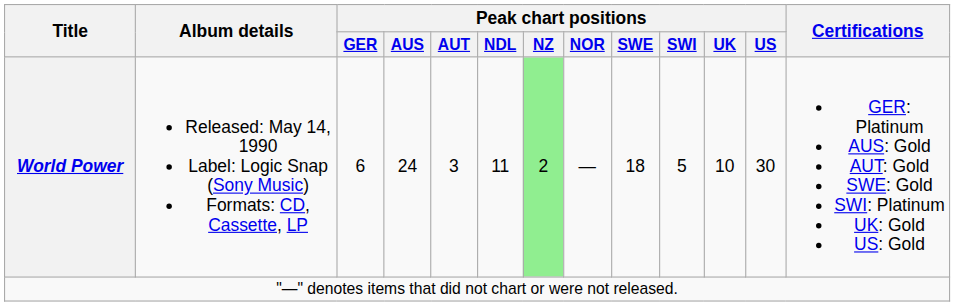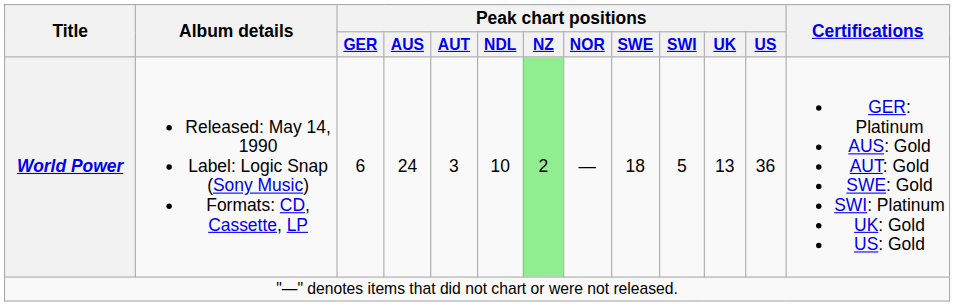(500, 166) 11 -> (500, 166) 10
(725, 166) 10 -> (725, 166) 13
(766, 166) 30 -> (766, 166) 36
